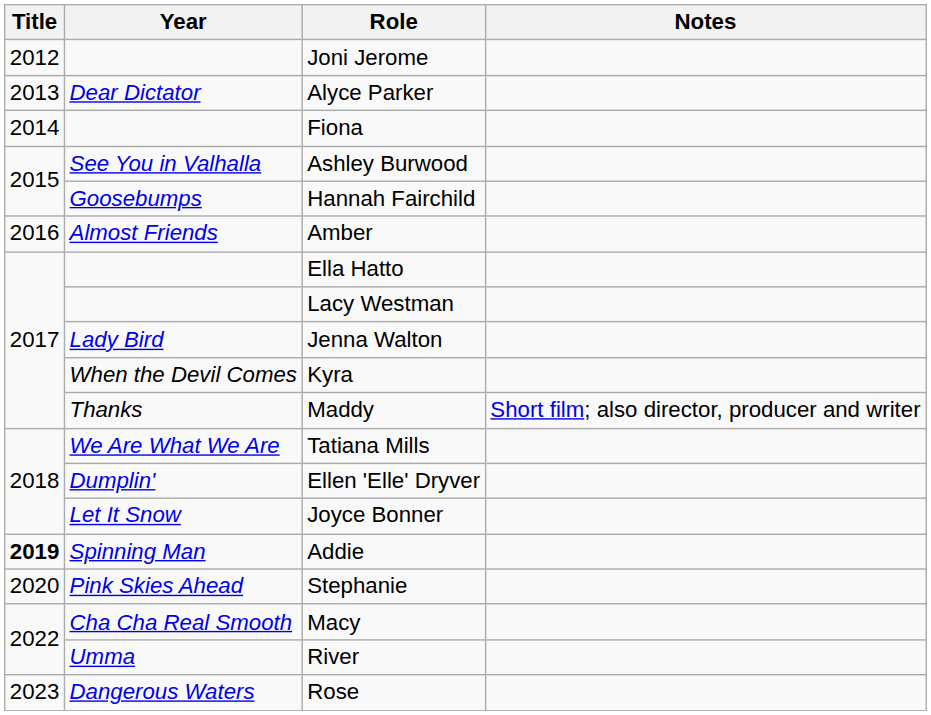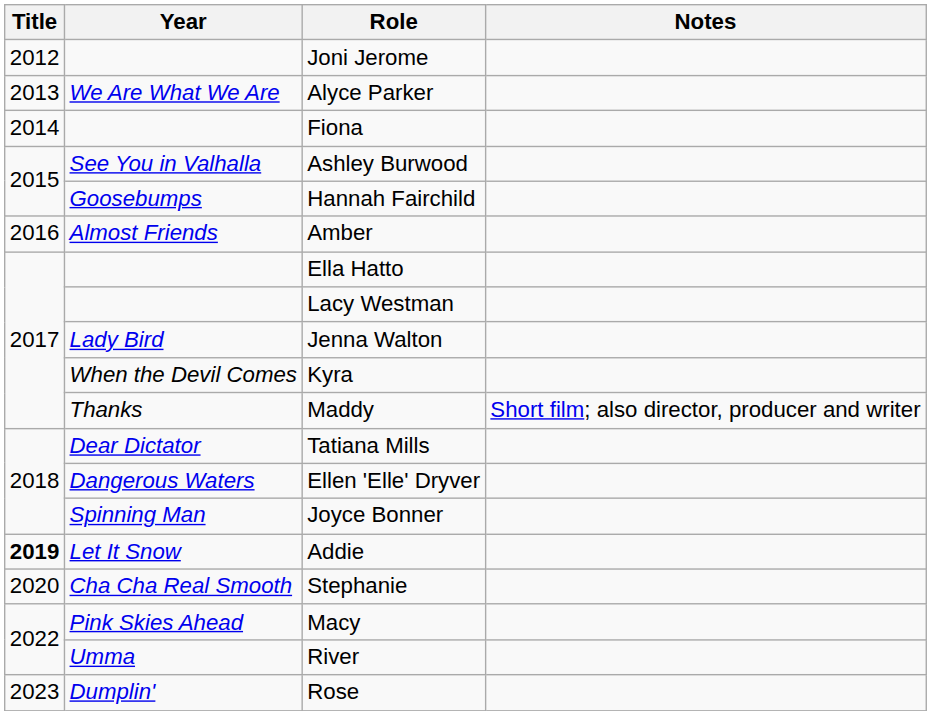(135, 92) Dear Dictator -> (175, 92) We Are What We Are
(175, 445) We Are What We Are -> (135, 445) Dear Dictator
(112, 480) Dumplin' -> (162, 480) Dangerous Waters
(125, 515) Let It Snow -> (138, 515) Spinning Man
(138, 551) Spinning Man -> (125, 551) Let It Snow
(156, 586) Pink Skies Ahead -> (181, 586) Cha Cha Real Smooth
(181, 621) Cha Cha Real Smooth -> (156, 621) Pink Skies Ahead
(162, 692) Dangerous Waters -> (112, 692) Dumplin'
